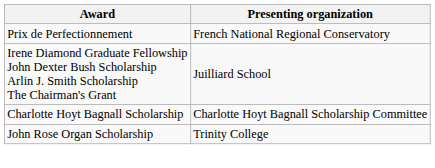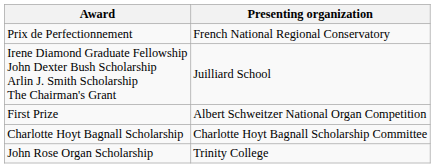+ row: (33, 114)
